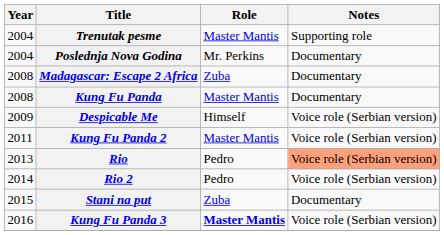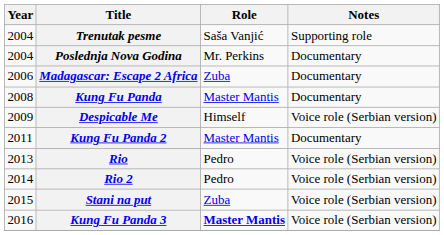(241, 35) Master Mantis -> (233, 35) Saša Vanjić
(20, 76) 2008 -> (20, 76) 2006
(364, 138) Voice role (Serbian version) -> (326, 138) Documentary
(364, 158) lightsalmon background -> (364, 158) no background
(326, 199) Documentary -> (364, 199) Voice role (Serbian version)
